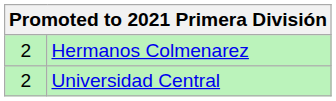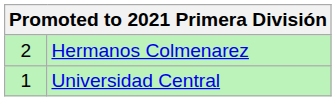(26, 80) 2 -> (26, 80) 1
